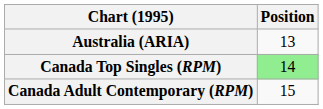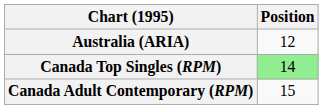(288, 41) 13 -> (288, 41) 12
